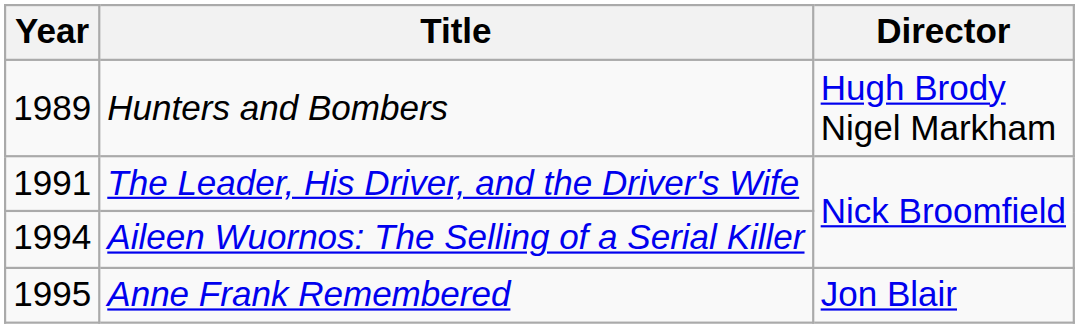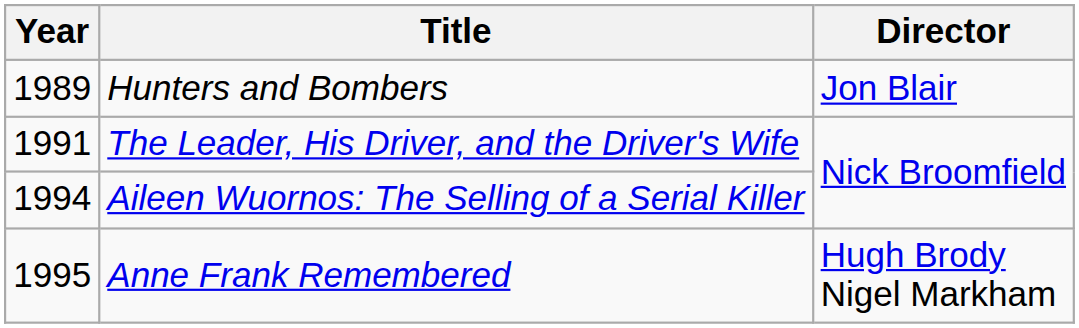(938, 107) Hugh Brody Nigel Markham -> (889, 87) Jon Blair
(889, 293) Jon Blair -> (938, 274) Hugh Brody Nigel Markham
